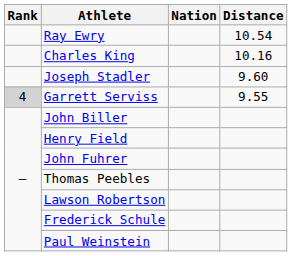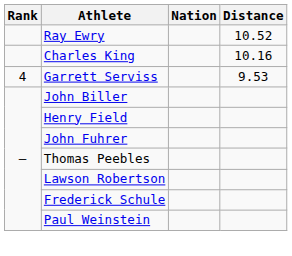(253, 35) 10.54 -> (253, 35) 10.52
- row: (97, 76)
(23, 97) lightgrey background -> (23, 76) no background
(253, 97) 9.55 -> (253, 76) 9.53
